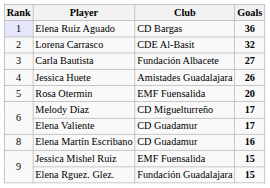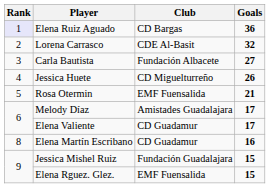(185, 77) Amistades Guadalajara -> (175, 77) CD Miguelturreño
(250, 93) 20 -> (250, 93) 21
(175, 110) CD Miguelturreño -> (185, 110) Amistades Guadalajara
(171, 158) EMF Fuensalida -> (185, 158) Fundación Guadalajara
(185, 175) Fundación Guadalajara -> (171, 175) EMF Fuensalida
